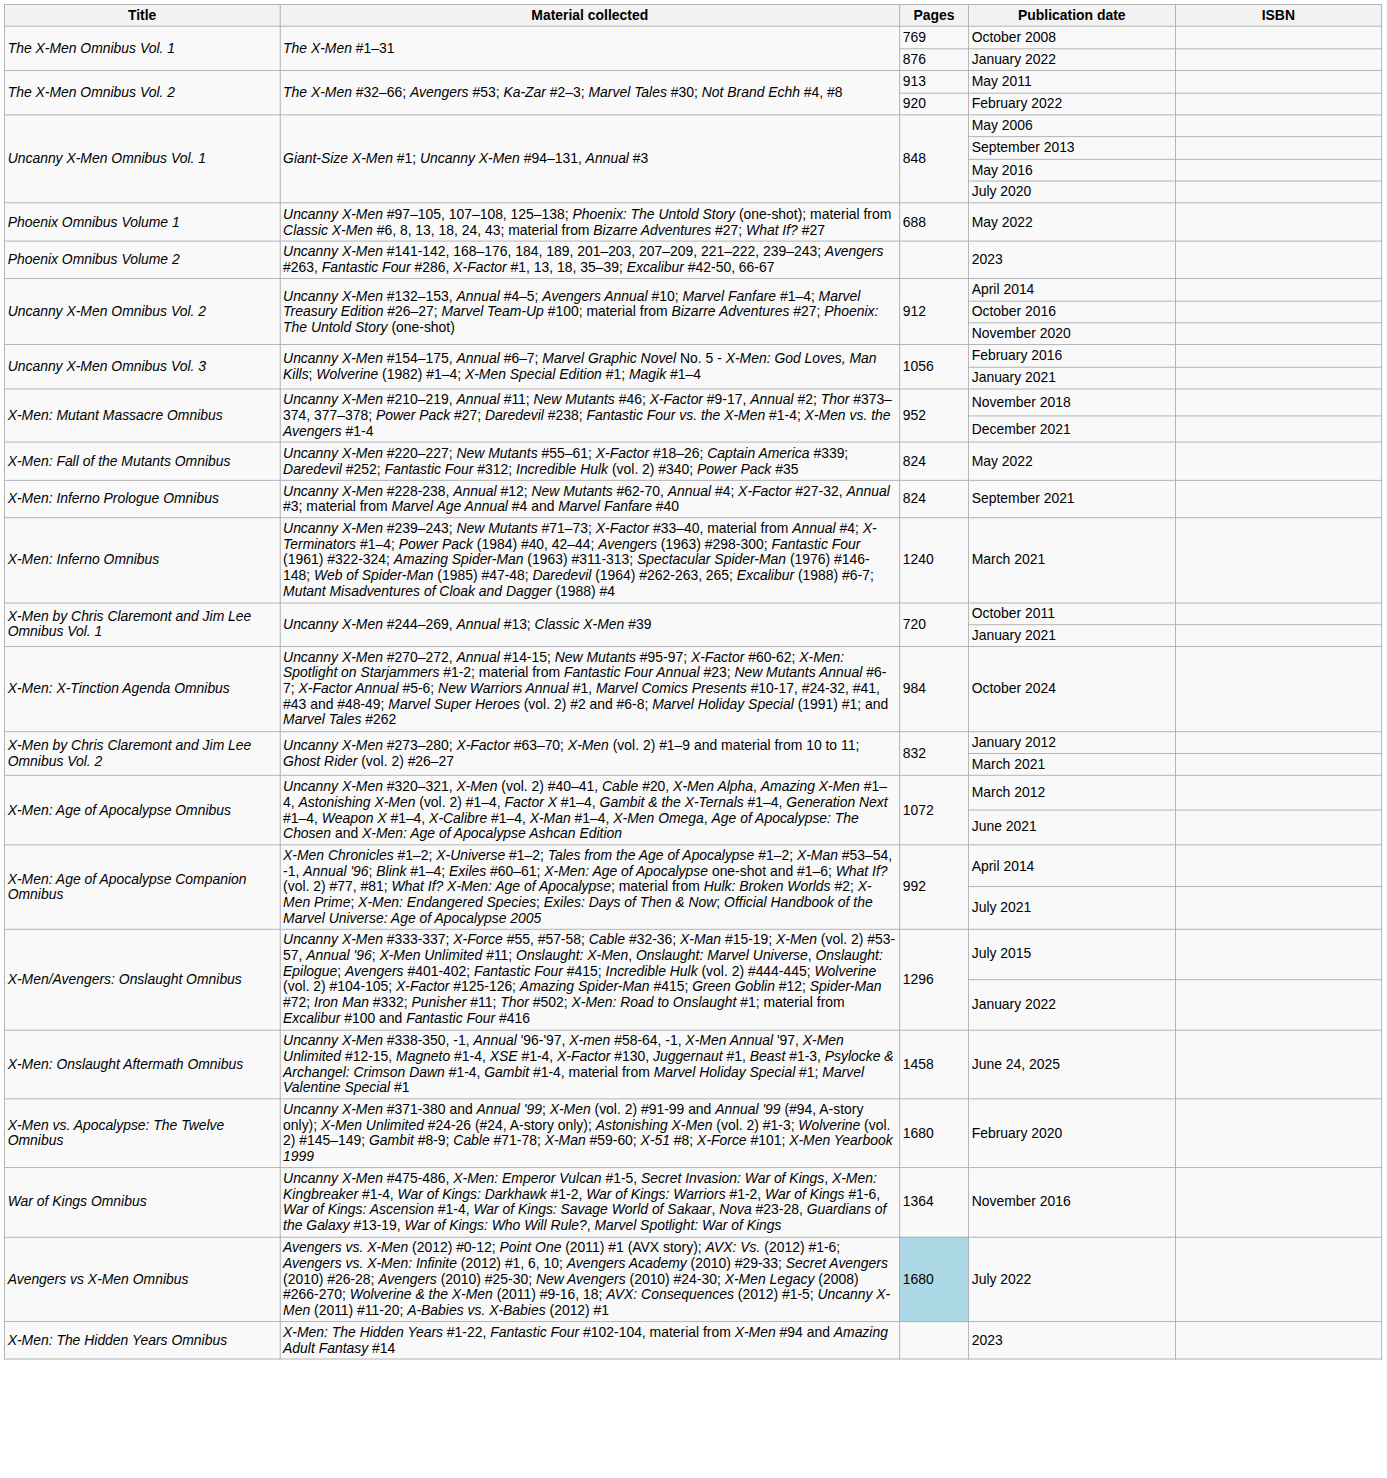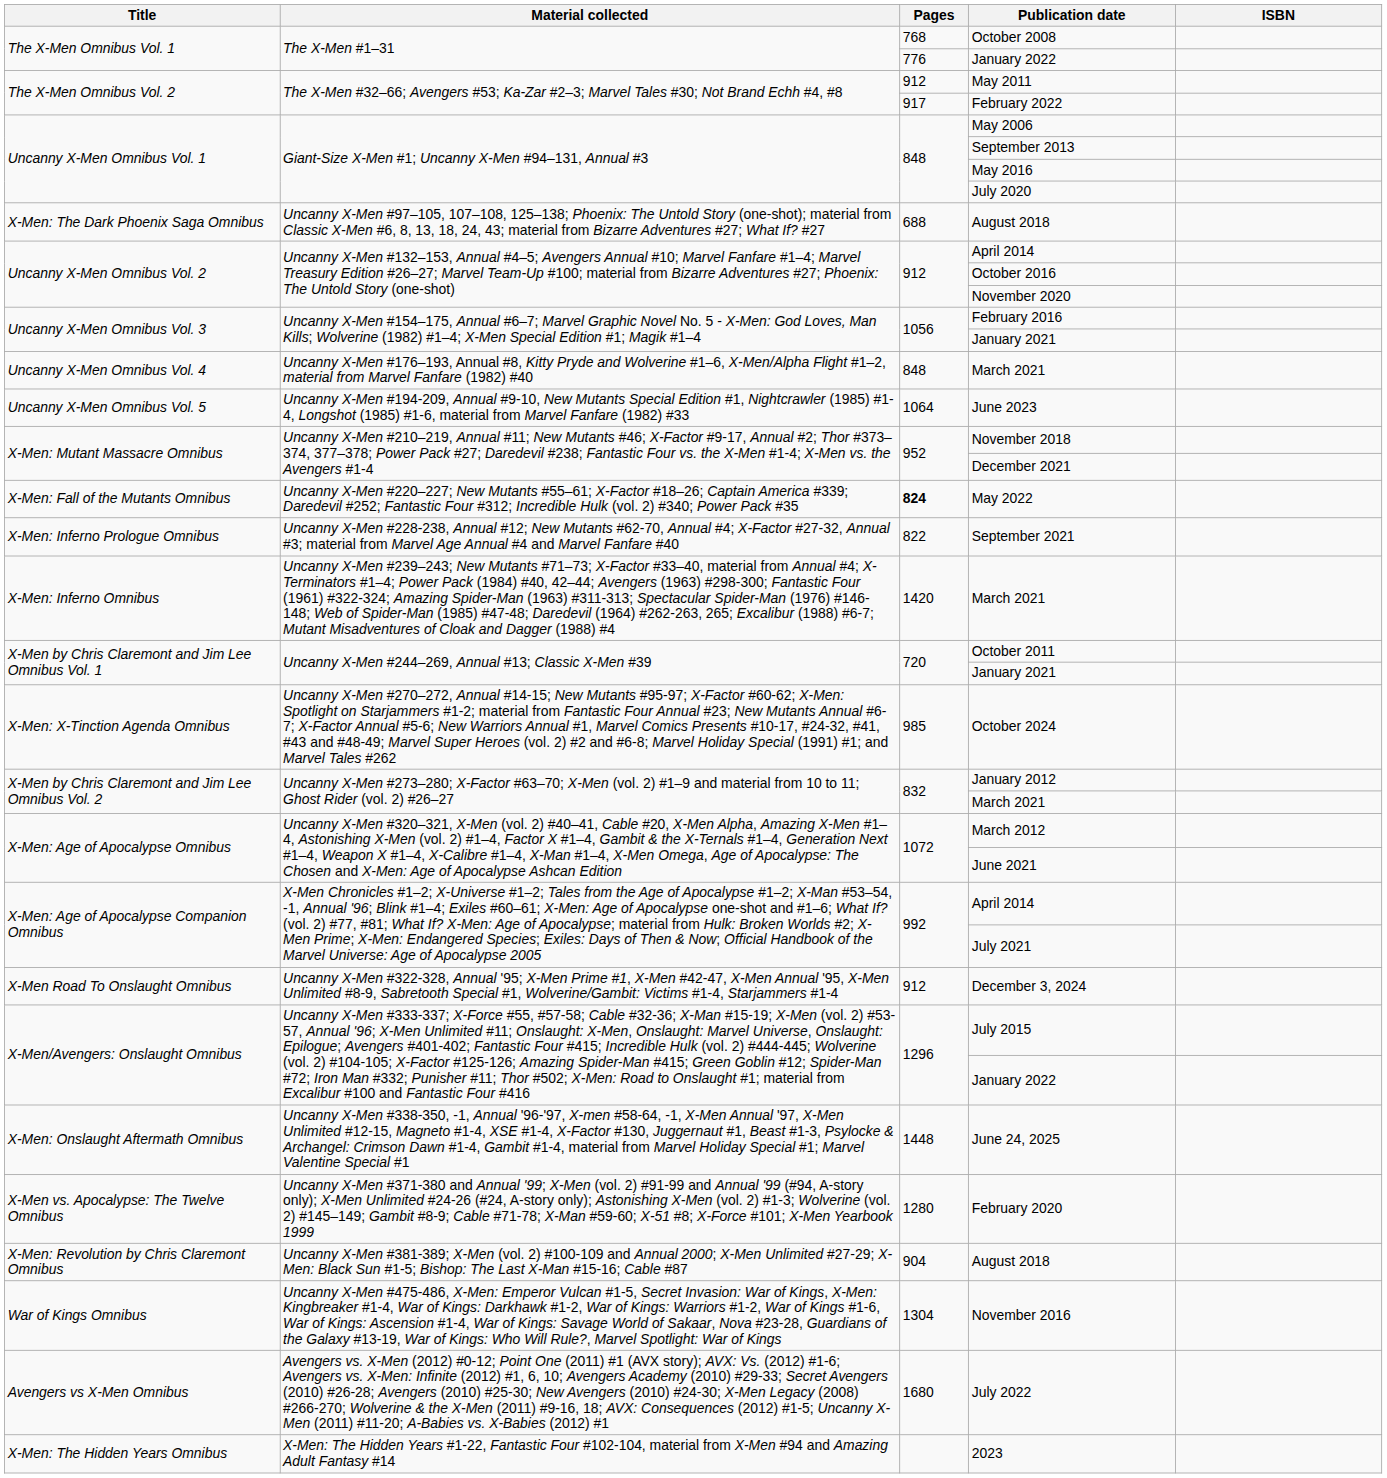(914, 37) 769 -> (914, 37) 768
(914, 59) 876 -> (914, 59) 776
(914, 81) 913 -> (914, 81) 912
(914, 103) 920 -> (914, 103) 917
+ row: (136, 222)
- row: (94, 222)
- row: (94, 259)
+ row: (107, 370)
+ row: (107, 407)
(914, 461) normal -> (914, 499) bold
(914, 499) 824 -> (914, 536) 822
(918, 560) 1240 -> (918, 598) 1420
(914, 689) 984 -> (914, 726) 985
+ row: (120, 986)
(918, 1064) 1458 -> (918, 1139) 1448
(918, 1133) 1680 -> (918, 1208) 1280
+ row: (126, 1262)
(918, 1202) 1364 -> (918, 1315) 1304
(918, 1279) lightblue background -> (918, 1392) no background
